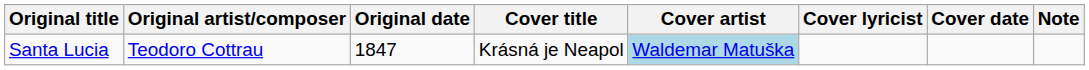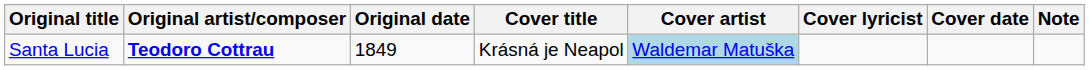(195, 49) normal -> (201, 49) bold
(376, 49) 1847 -> (376, 49) 1849
